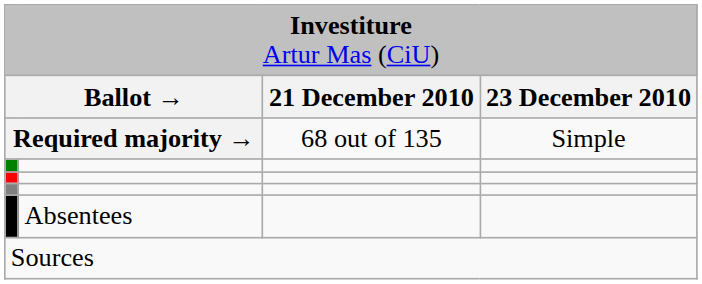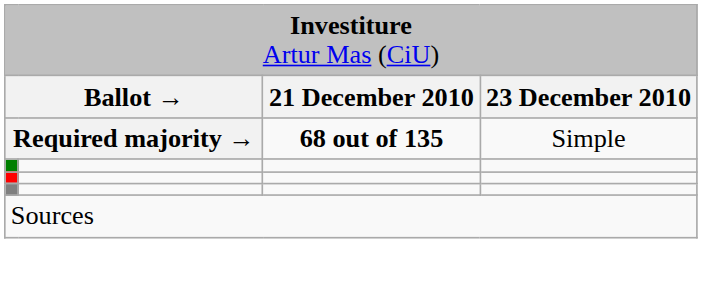(371, 138) normal -> (371, 138) bold
- row: (12, 216)
